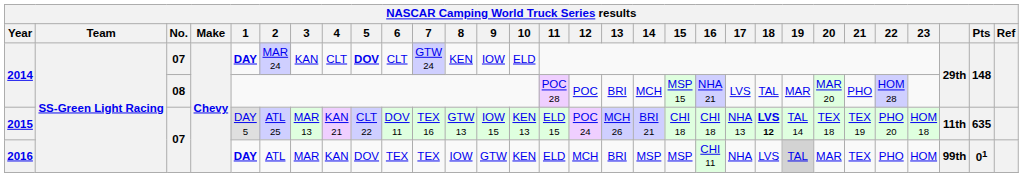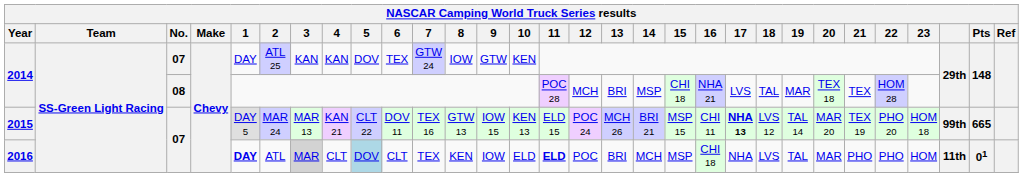(245, 59) bold -> (245, 59) normal
(275, 58) MAR 24 -> (275, 58) ATL 25
(337, 59) CLT -> (337, 59) KAN
(367, 59) bold -> (367, 59) normal
(397, 59) CLT -> (397, 59) TEX
(461, 59) KEN -> (461, 59) IOW
(493, 59) IOW -> (493, 59) GTW
(524, 59) ELD -> (524, 59) KEN
(585, 91) POC -> (585, 91) MCH
(649, 91) MCH -> (649, 91) MSP
(680, 91) MSP 15 -> (680, 91) CHI 18
(829, 91) MAR 20 -> (829, 91) TEX 18
(860, 91) PHO -> (860, 91) TEX
(275, 123) ATL 25 -> (275, 123) MAR 24
(680, 123) CHI 18 -> (680, 123) MSP 15
(710, 123) CHI 18 -> (710, 123) CHI 11
(740, 123) normal -> (740, 124) bold
(769, 124) bold -> (769, 123) normal
(829, 123) TEX 18 -> (829, 123) MAR 20
(954, 124) 11th -> (954, 124) 99th
(982, 124) 635 -> (982, 124) 665
(306, 156) no background -> (306, 156) lightgrey background
(337, 156) KAN -> (337, 156) CLT
(367, 156) no background -> (367, 156) lightblue background
(397, 156) TEX -> (397, 156) CLT
(461, 156) IOW -> (461, 156) KEN
(493, 156) GTW -> (493, 156) IOW
(524, 156) KEN -> (524, 156) ELD
(554, 156) normal -> (554, 156) bold
(585, 156) MCH -> (585, 156) POC
(649, 156) MSP -> (649, 156) MCH
(710, 155) CHI 11 -> (710, 155) CHI 18
(798, 156) lightgrey background -> (798, 156) no background
(860, 156) TEX -> (860, 156) PHO
(954, 156) 99th -> (954, 156) 11th
